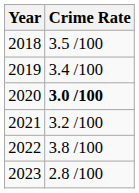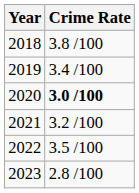(76, 43) 3.5 /100 -> (76, 43) 3.8 /100
(76, 148) 3.8 /100 -> (76, 148) 3.5 /100
